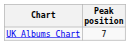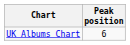(104, 34) 7 -> (104, 34) 6
